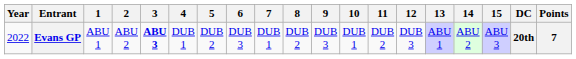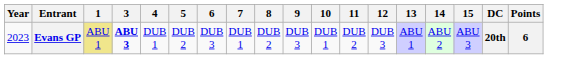- column: (126, 13)
(18, 37) 2022 -> (18, 37) 2023
(98, 37) no background -> (98, 37) khaki background
(554, 37) 7 -> (525, 37) 6
